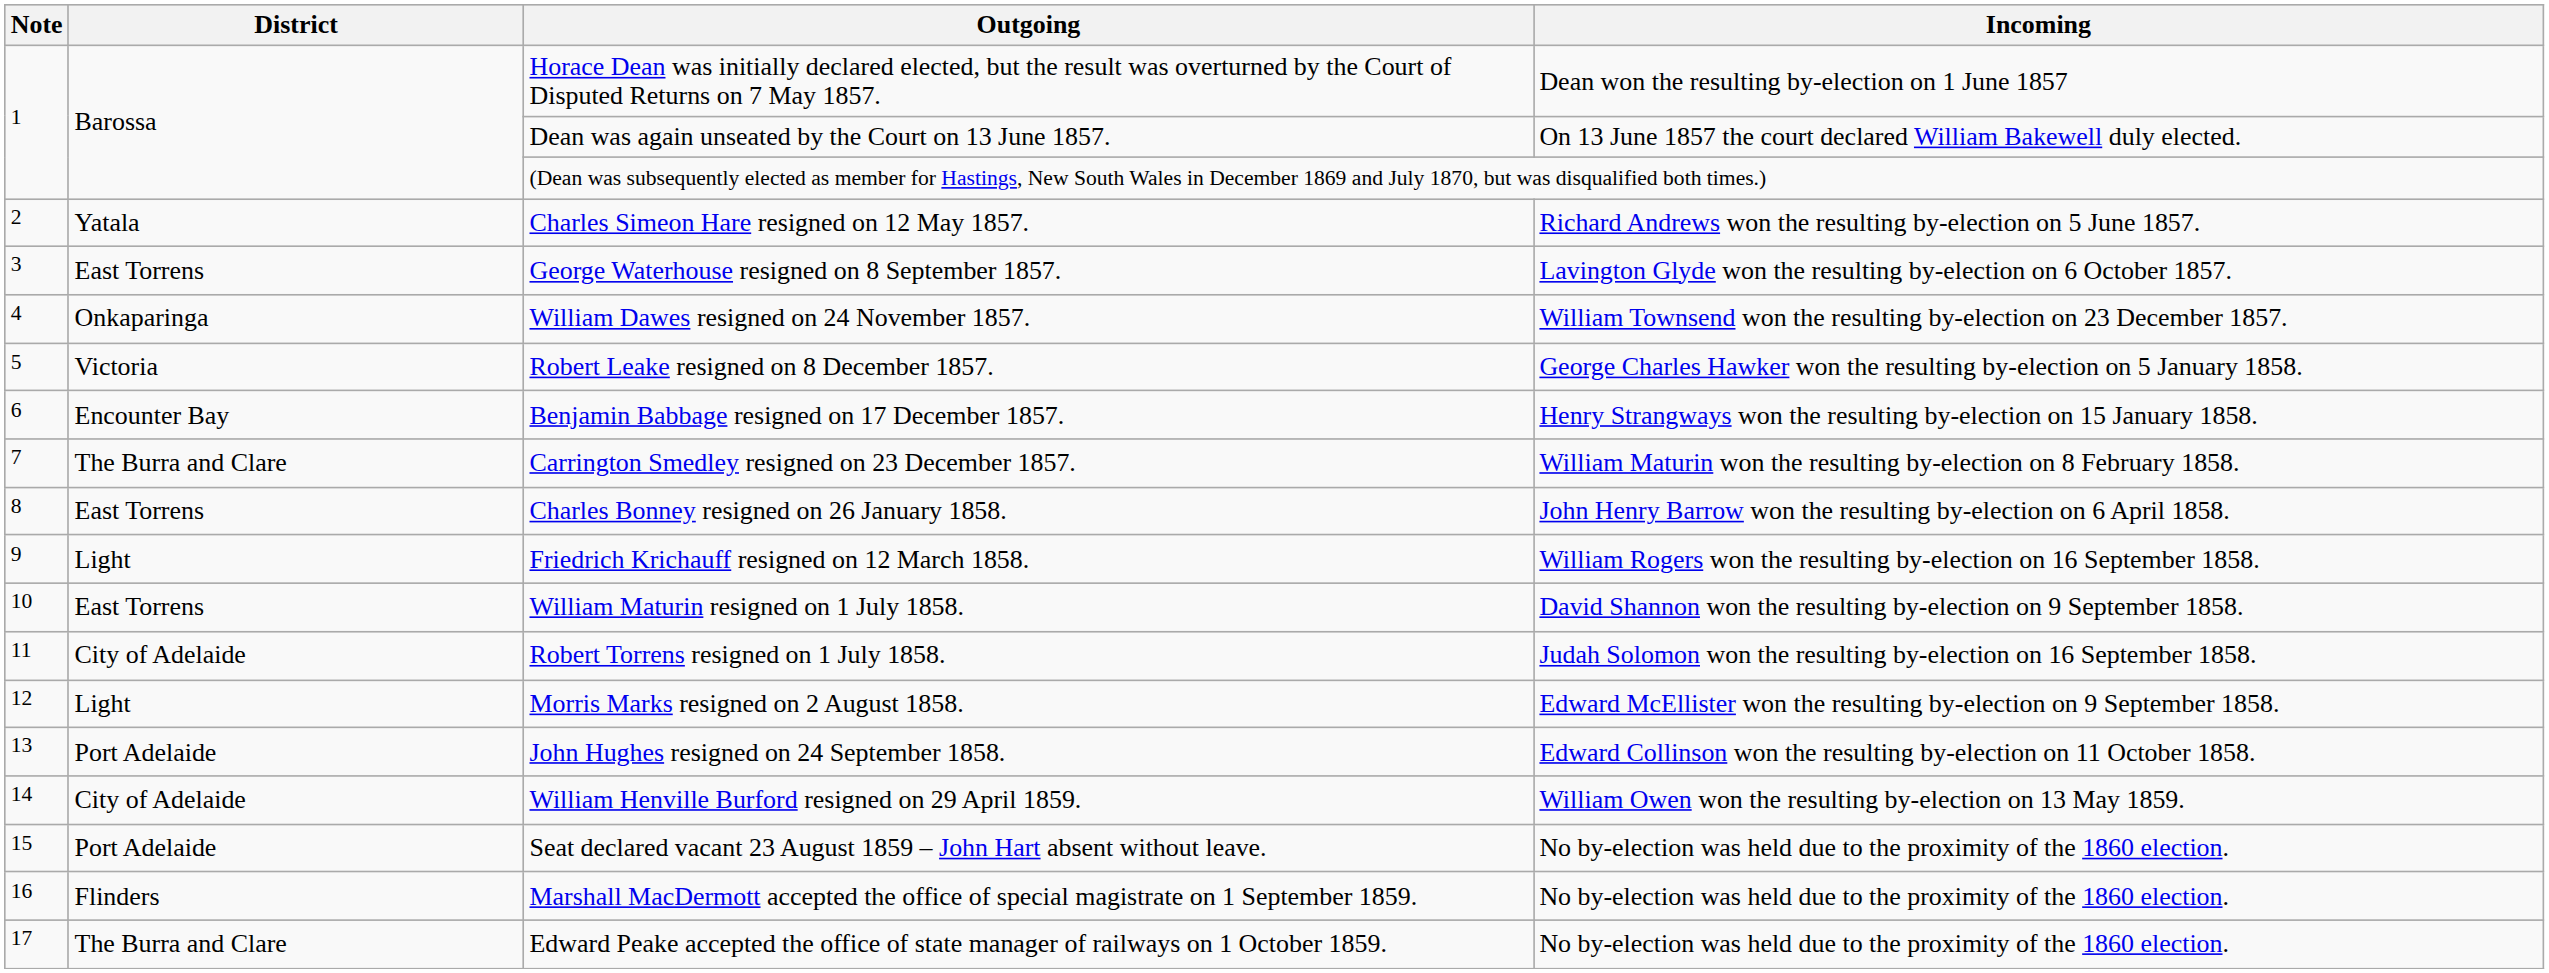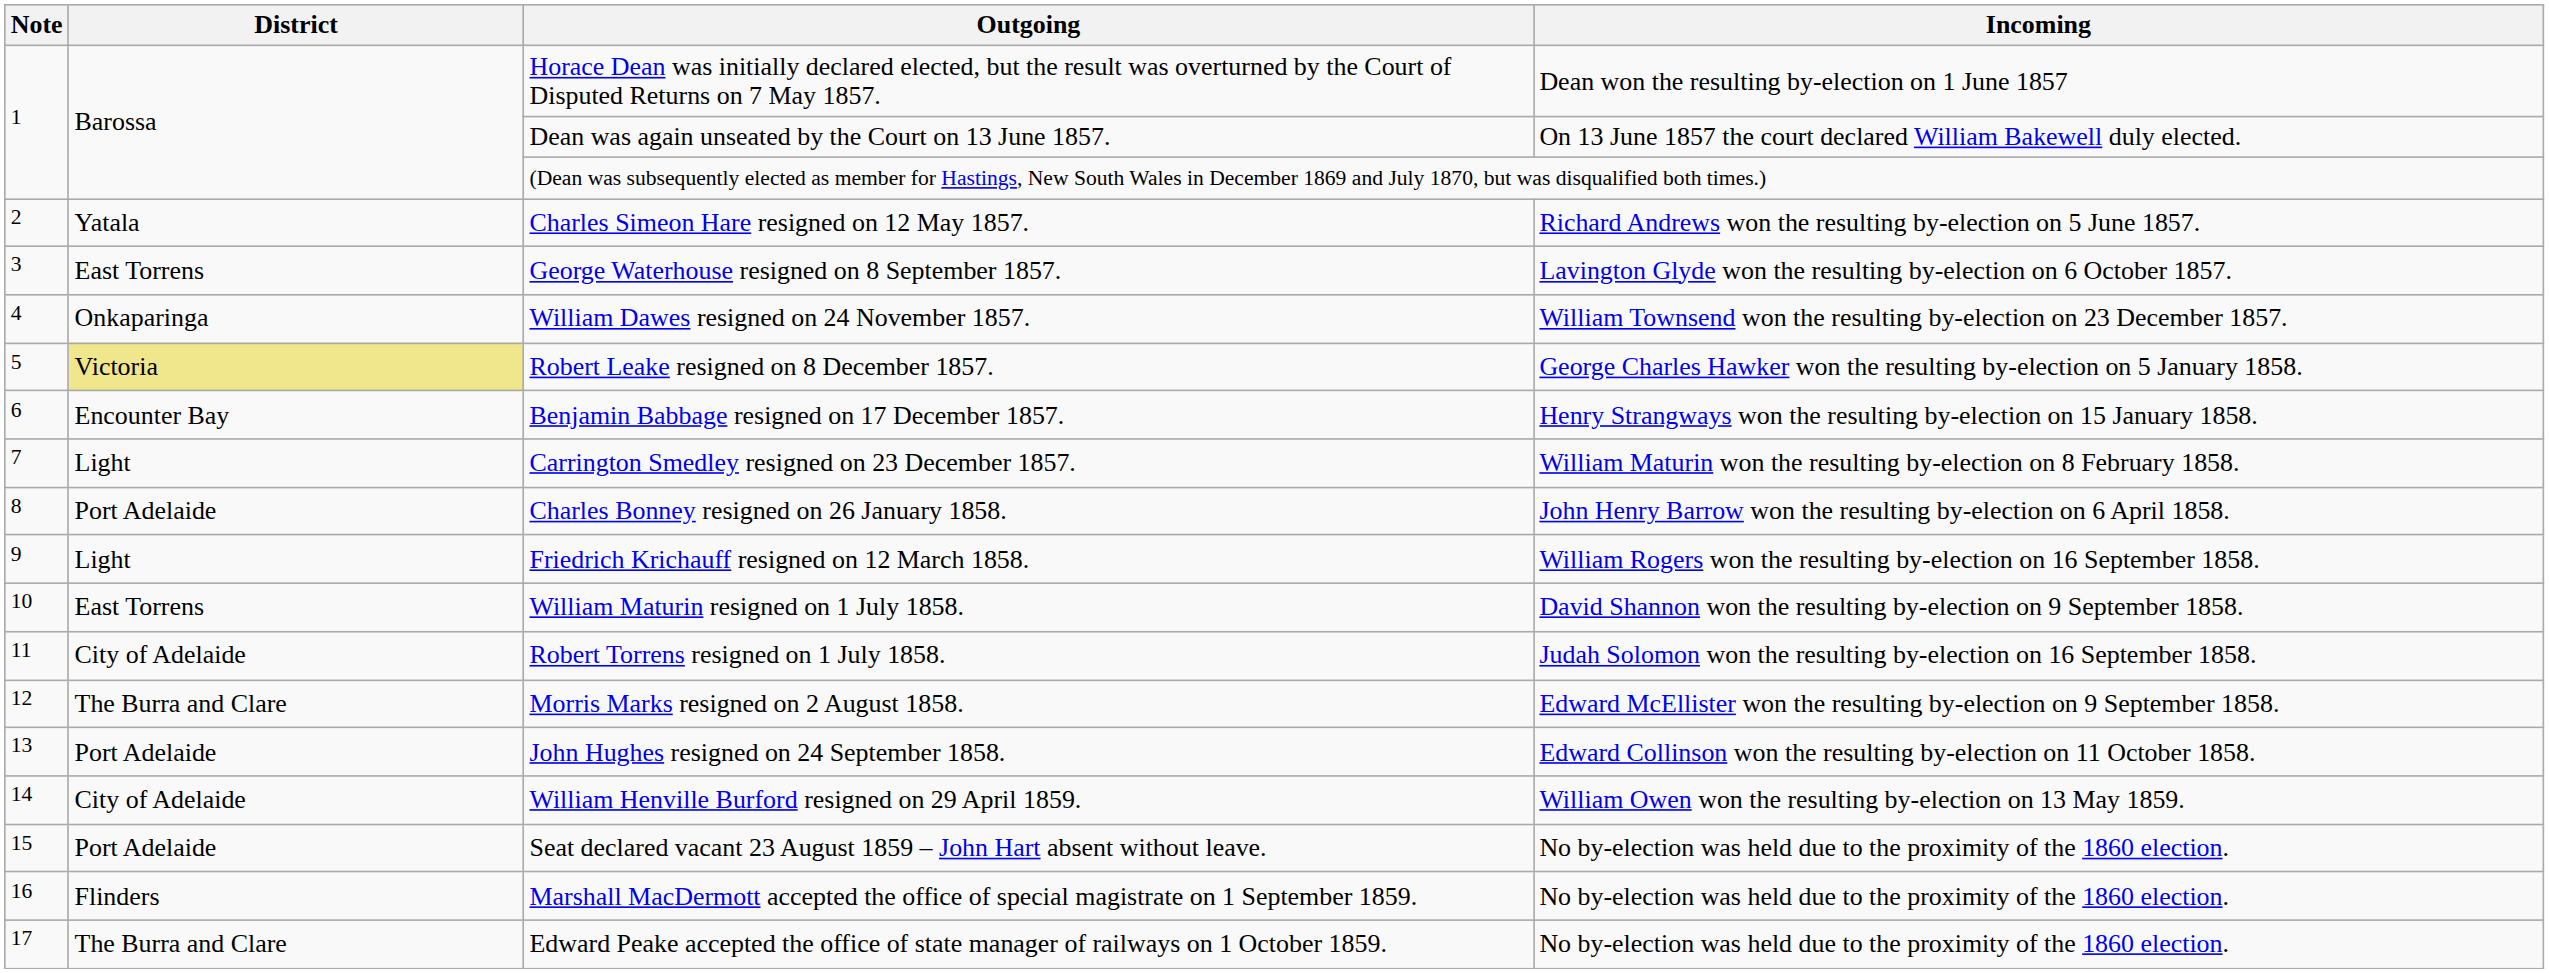(116, 366) no background -> (116, 366) khaki background
(181, 462) The Burra and Clare -> (103, 462) Light
(139, 510) East Torrens -> (145, 510) Port Adelaide
(103, 703) Light -> (181, 703) The Burra and Clare
